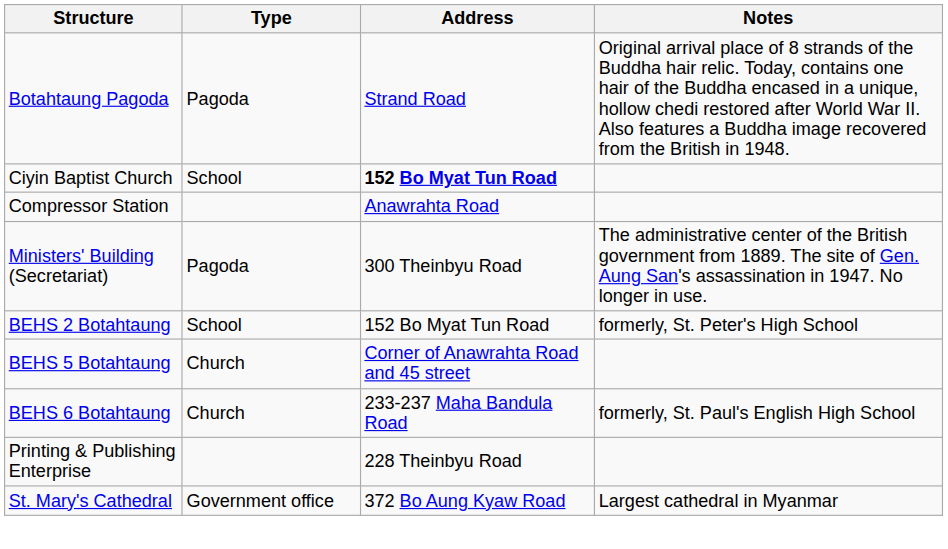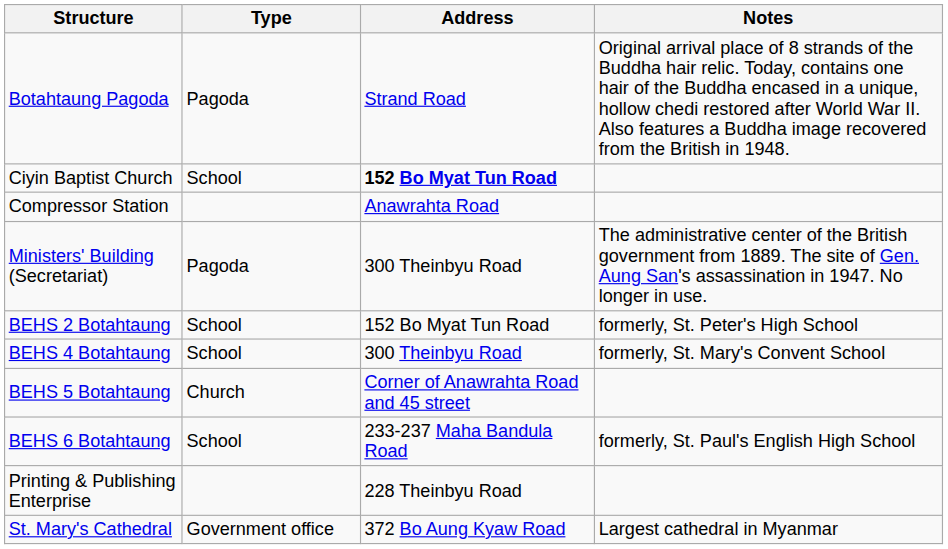+ row: (90, 353)
(216, 412) Church -> (214, 441) School
